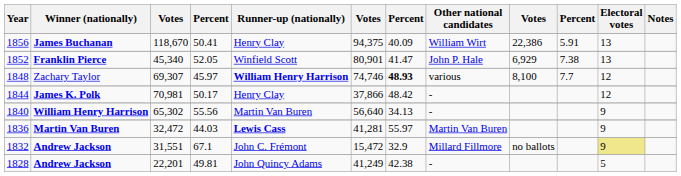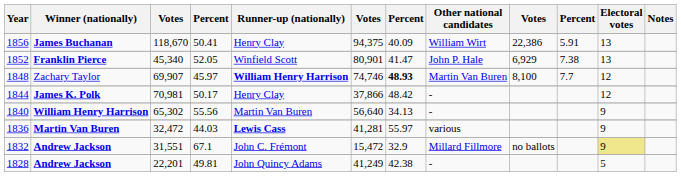(168, 77) 69,307 -> (168, 77) 69,907
(445, 77) various -> (468, 77) Martin Van Buren
(468, 128) Martin Van Buren -> (445, 128) various
